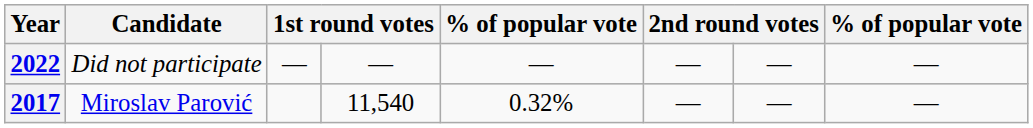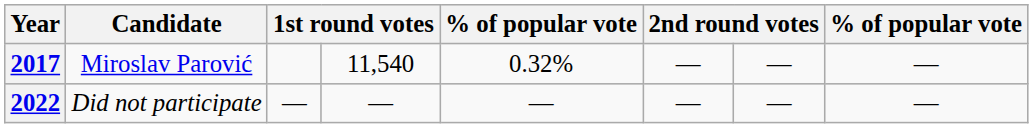rows swapped: (35, 102) <-> (35, 63)
